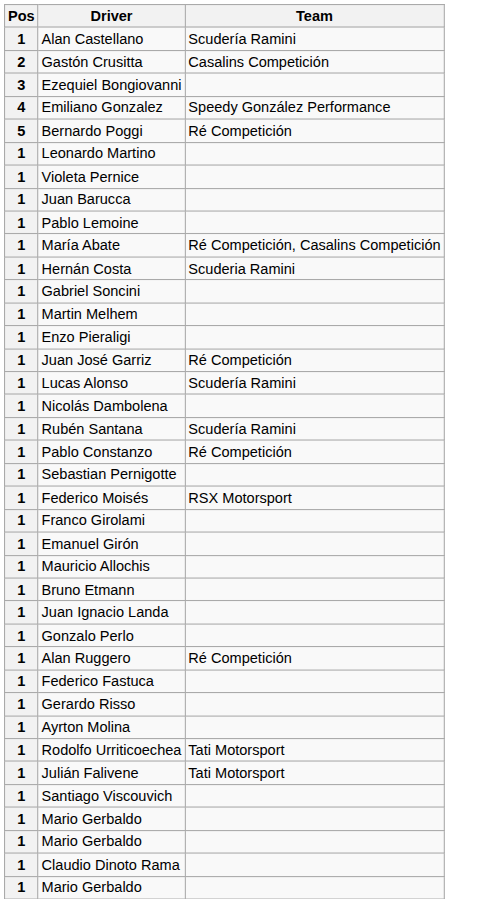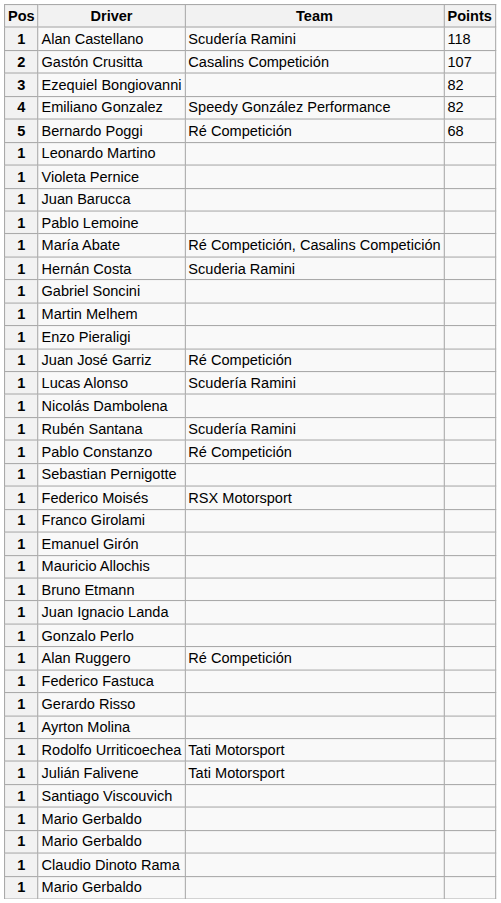+ column: (470, 16)
